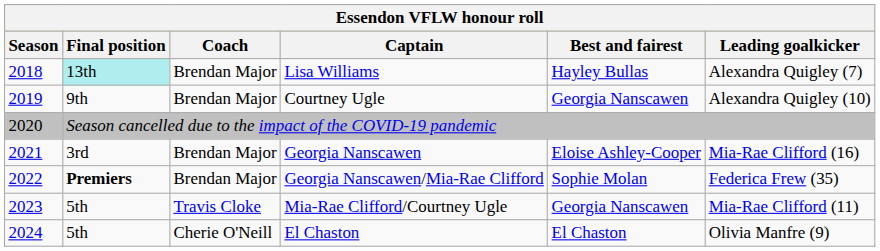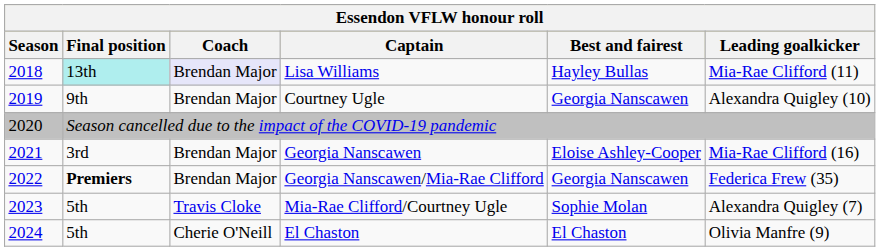(225, 71) no background -> (225, 71) lavender background
(786, 71) Alexandra Quigley (7) -> (784, 71) Mia-Rae Clifford (11)
(599, 179) Sophie Molan -> (620, 179) Georgia Nanscawen
(620, 206) Georgia Nanscawen -> (599, 206) Sophie Molan
(784, 206) Mia-Rae Clifford (11) -> (786, 206) Alexandra Quigley (7)
